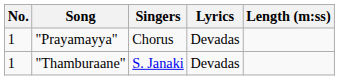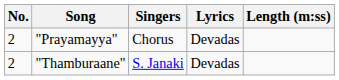(11, 40) 1 -> (11, 40) 2
(11, 63) 1 -> (11, 63) 2
